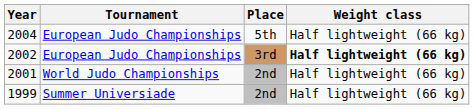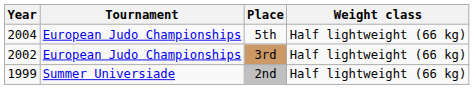(378, 54) bold -> (378, 54) normal
- row: (22, 74)
